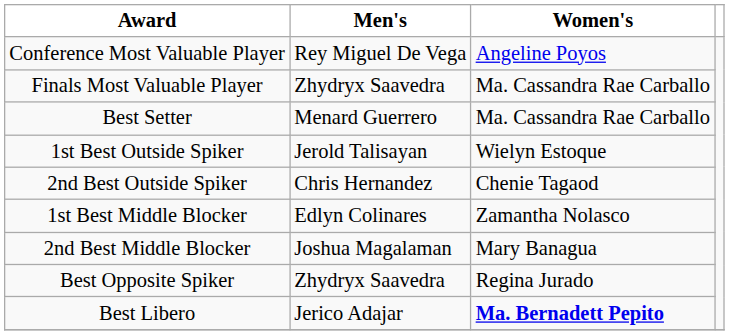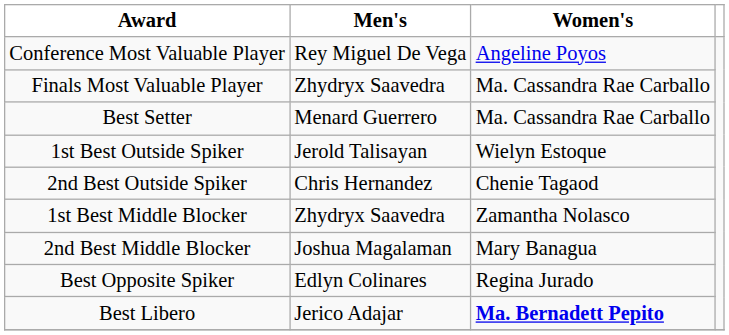(361, 215) Edlyn Colinares -> (370, 215) Zhydryx Saavedra
(370, 280) Zhydryx Saavedra -> (361, 280) Edlyn Colinares
